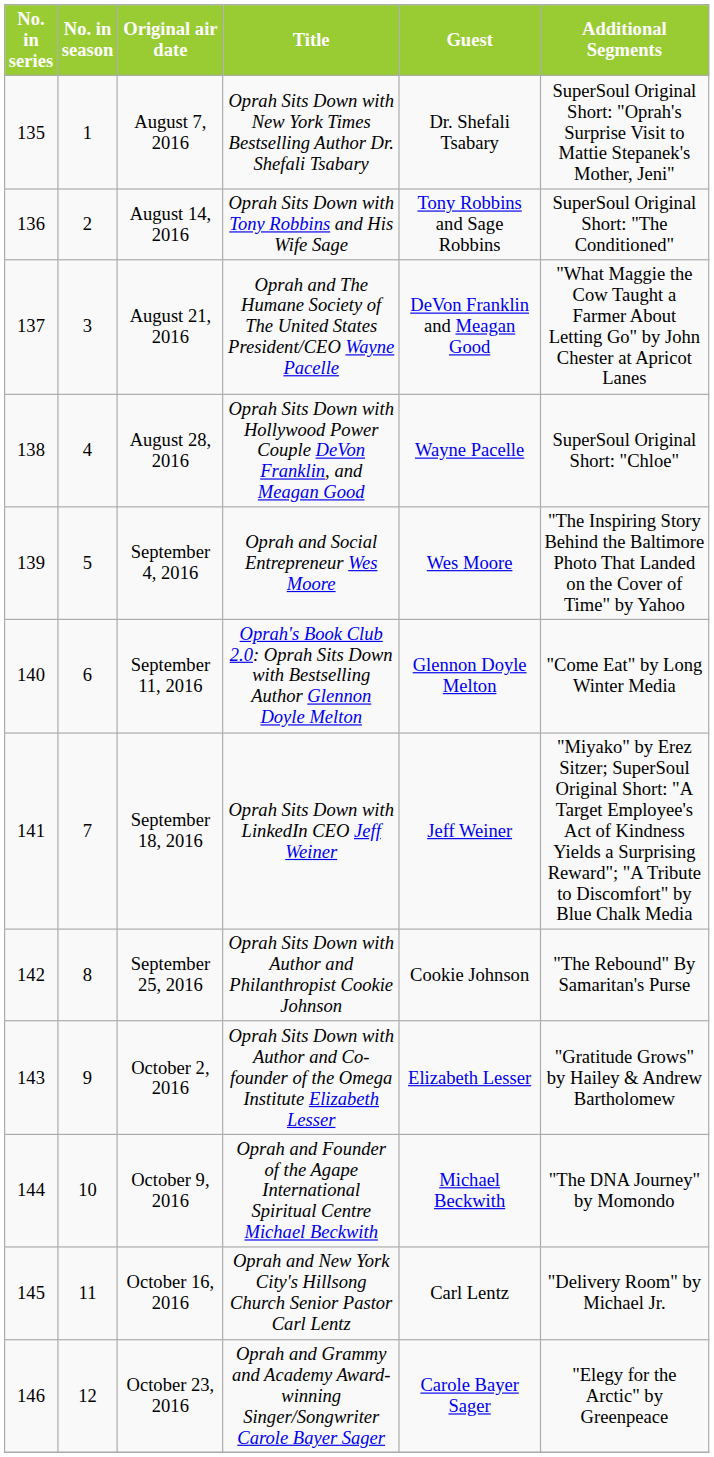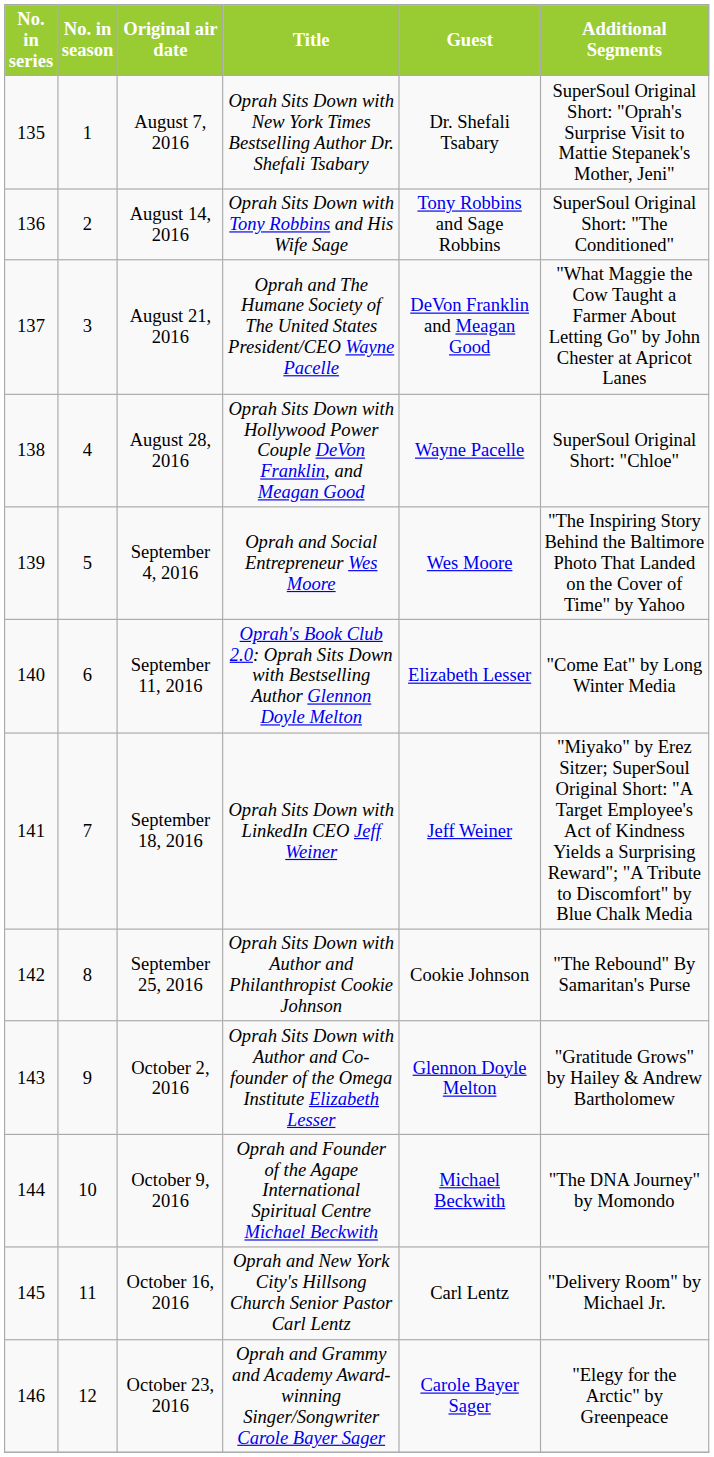(470, 676) Glennon Doyle Melton -> (470, 676) Elizabeth Lesser
(470, 1077) Elizabeth Lesser -> (470, 1077) Glennon Doyle Melton
